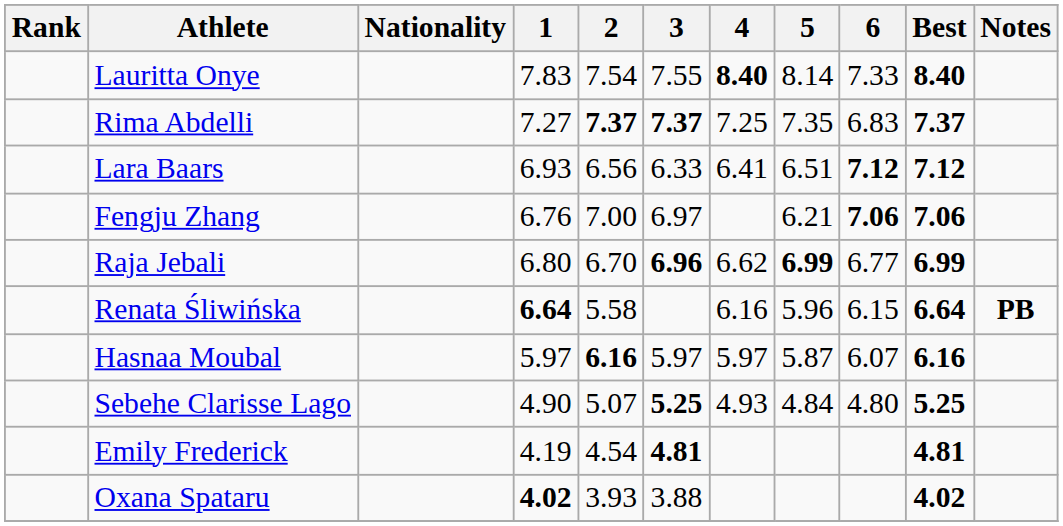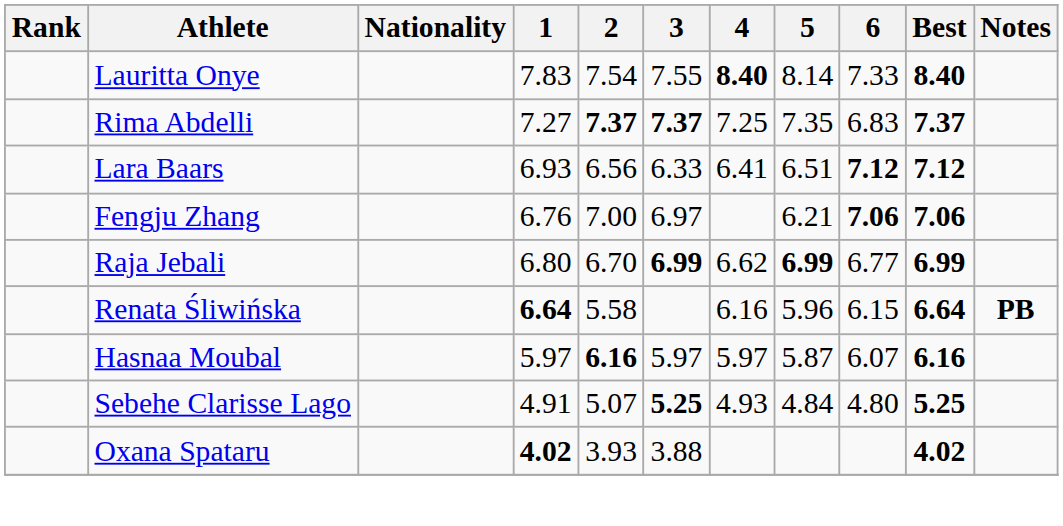(676, 262) 6.96 -> (676, 262) 6.99
(546, 403) 4.90 -> (546, 403) 4.91
- row: (191, 450)
